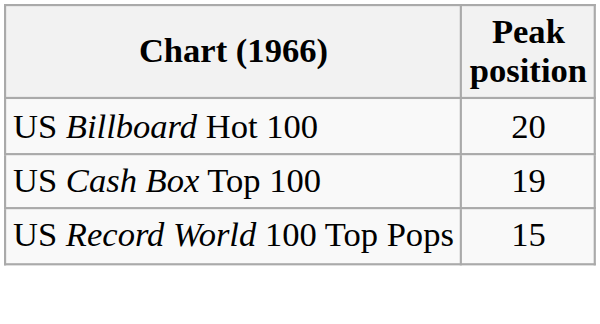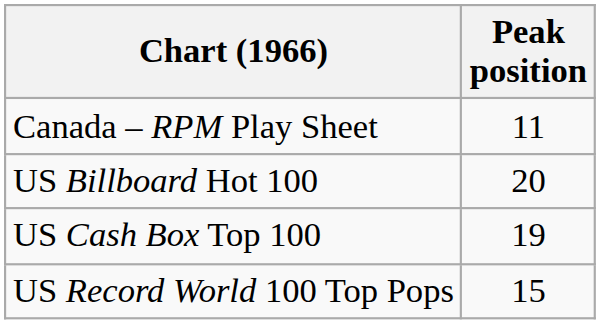+ row: (195, 125)
